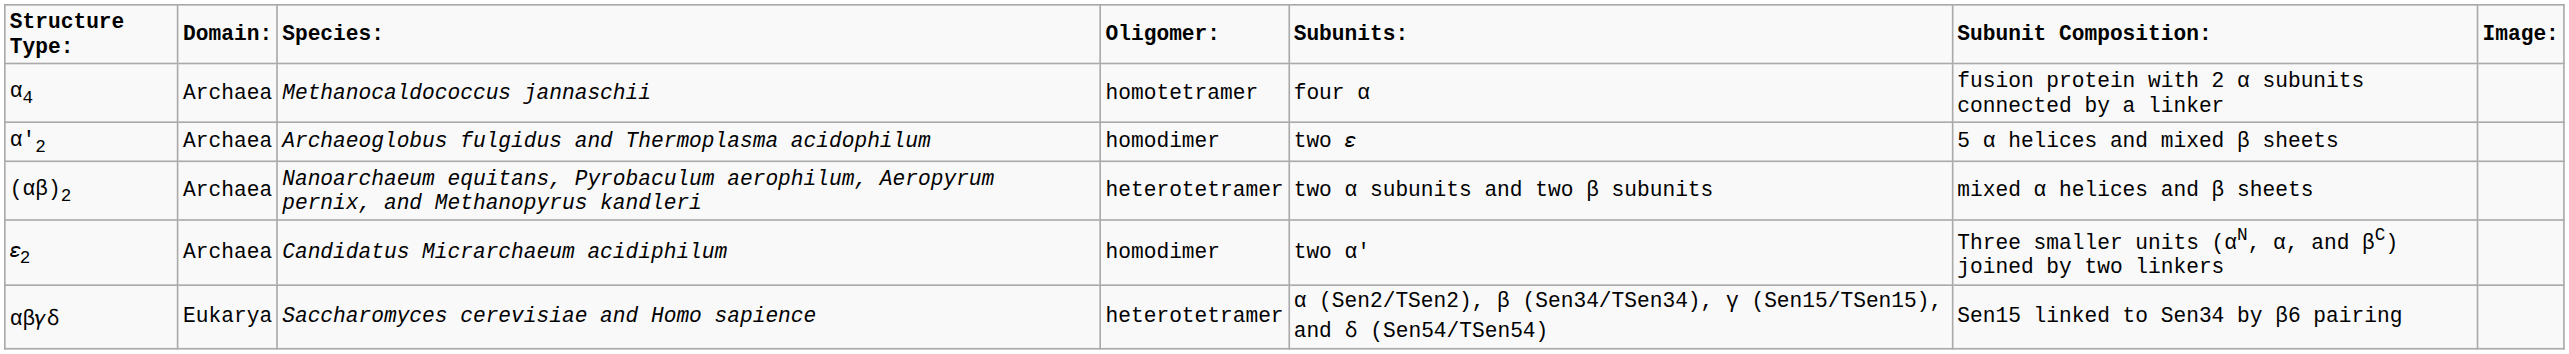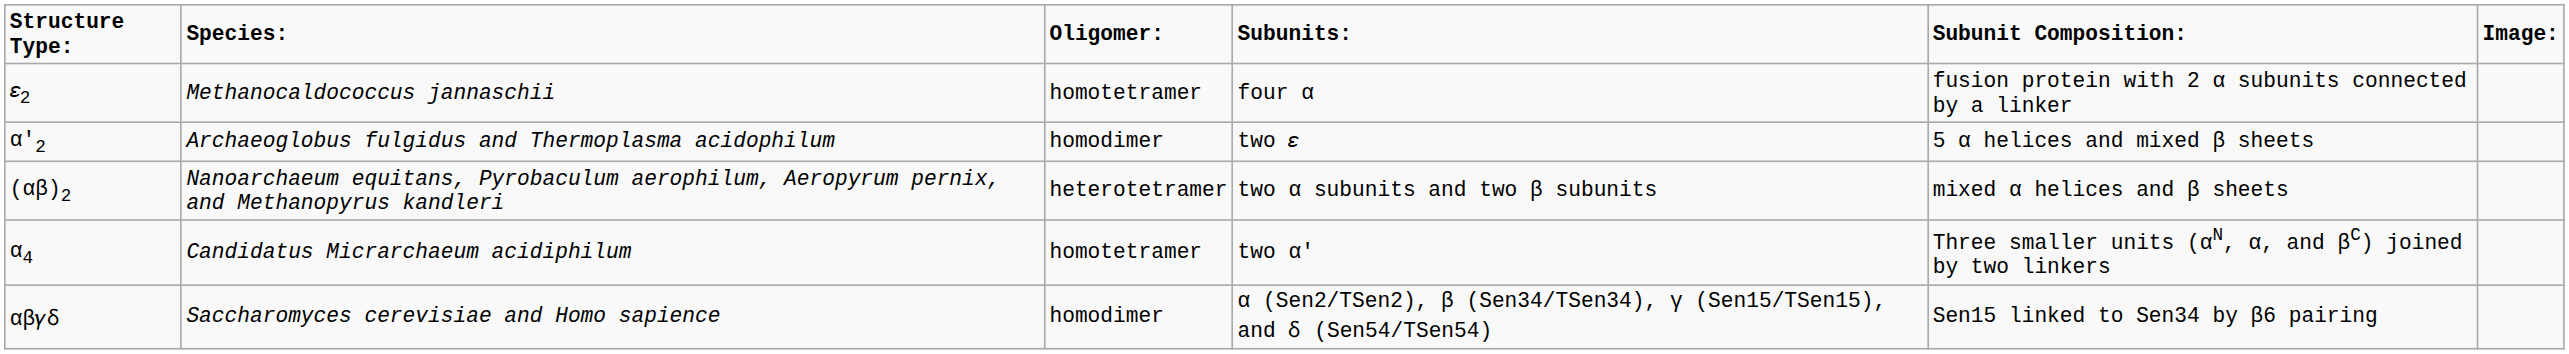- column: (228, 34)
(22, 93) α4 -> (20, 93) 𝜀2
(20, 253) 𝜀2 -> (22, 253) α4
(1163, 253) homodimer -> (1126, 253) homotetramer
(1195, 317) heterotetramer -> (1107, 317) homodimer
